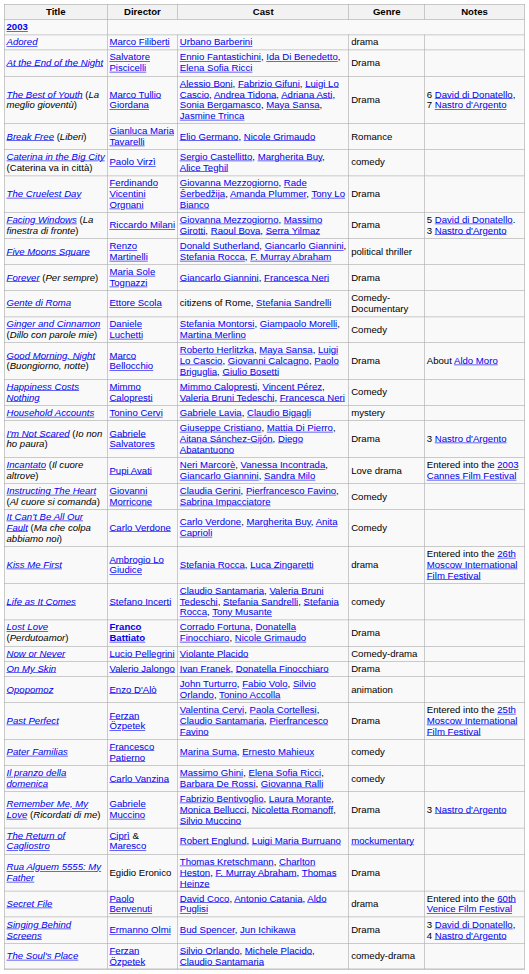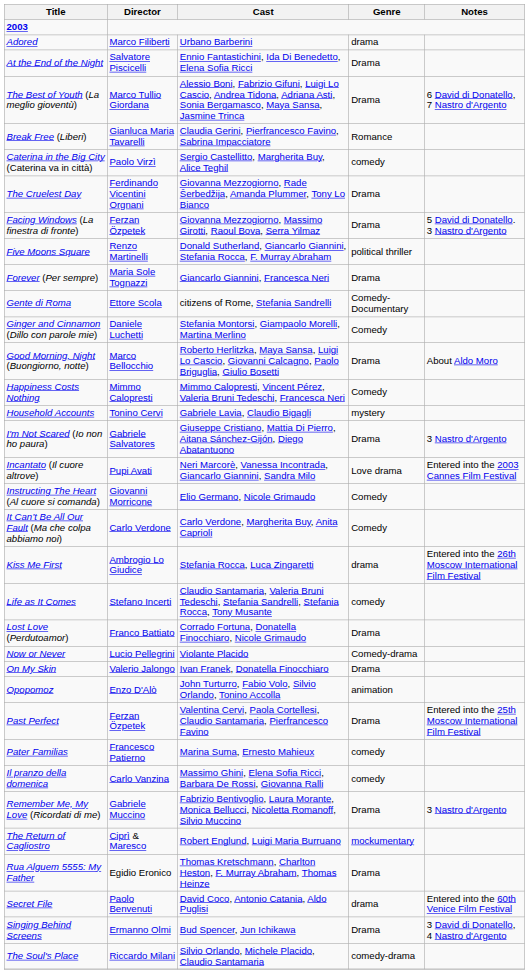(248, 136) Elio Germano, Nicole Grimaudo -> (259, 136) Claudia Gerini, Pierfrancesco Favino, Sabrina Impacciatore
(142, 225) Riccardo Milani -> (127, 225) Ferzan Özpetek
(259, 496) Claudia Gerini, Pierfrancesco Favino, Sabrina Impacciatore -> (248, 496) Elio Germano, Nicole Grimaudo
(127, 633) bold -> (142, 633) normal
(127, 956) Ferzan Özpetek -> (142, 956) Riccardo Milani
